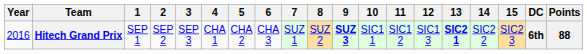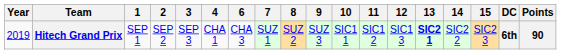- column: (242, 13)
(18, 35) 2016 -> (18, 35) 2019
(346, 35) bold -> (319, 35) normal
(565, 35) 88 -> (538, 35) 90
